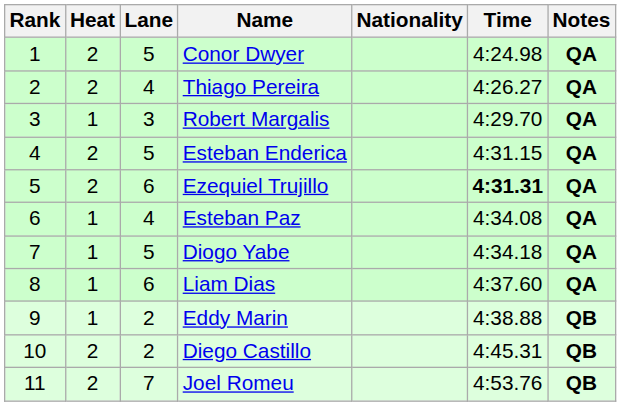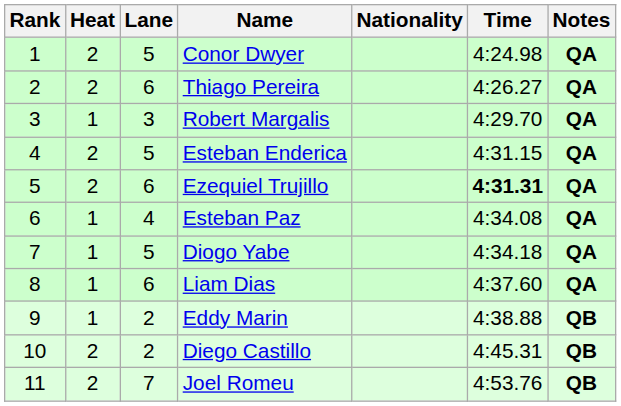(149, 86) 4 -> (149, 86) 6
